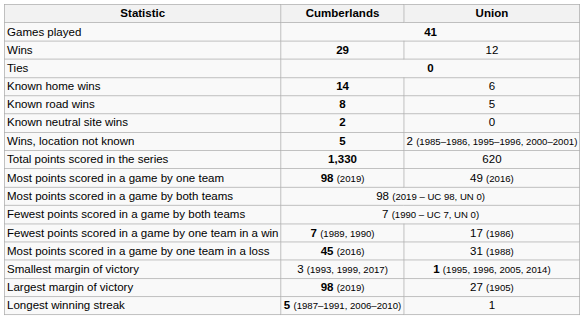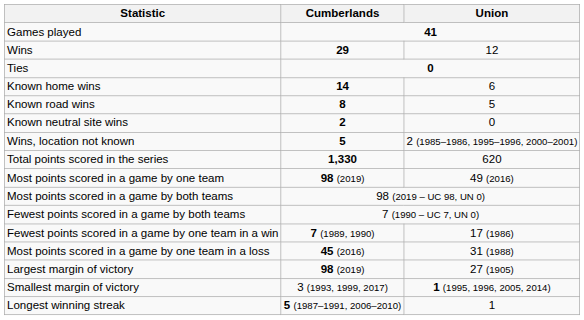rows swapped: (70, 287) <-> (73, 269)
